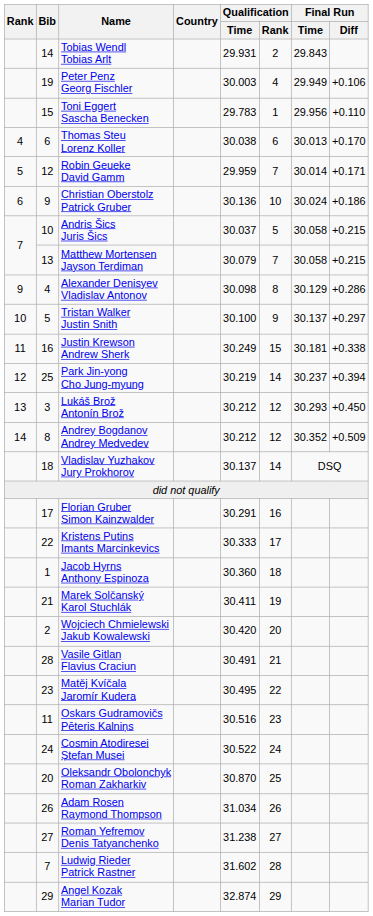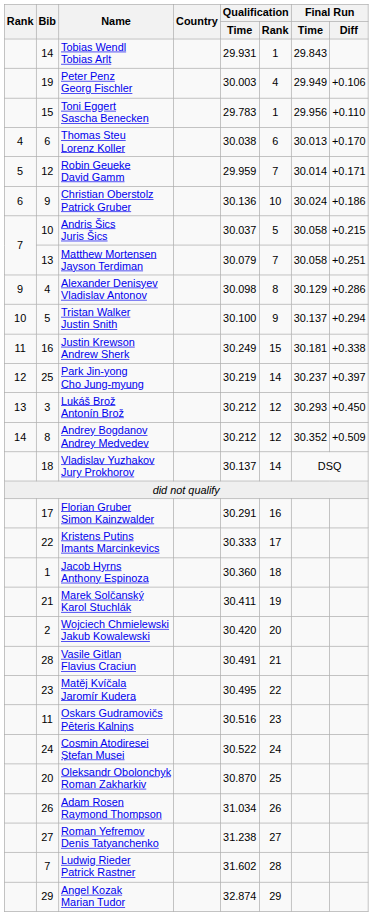(275, 53) 2 -> (275, 53) 1
(349, 260) +0.215 -> (349, 260) +0.251
(349, 319) +0.297 -> (349, 319) +0.294
(349, 378) +0.394 -> (349, 378) +0.397
